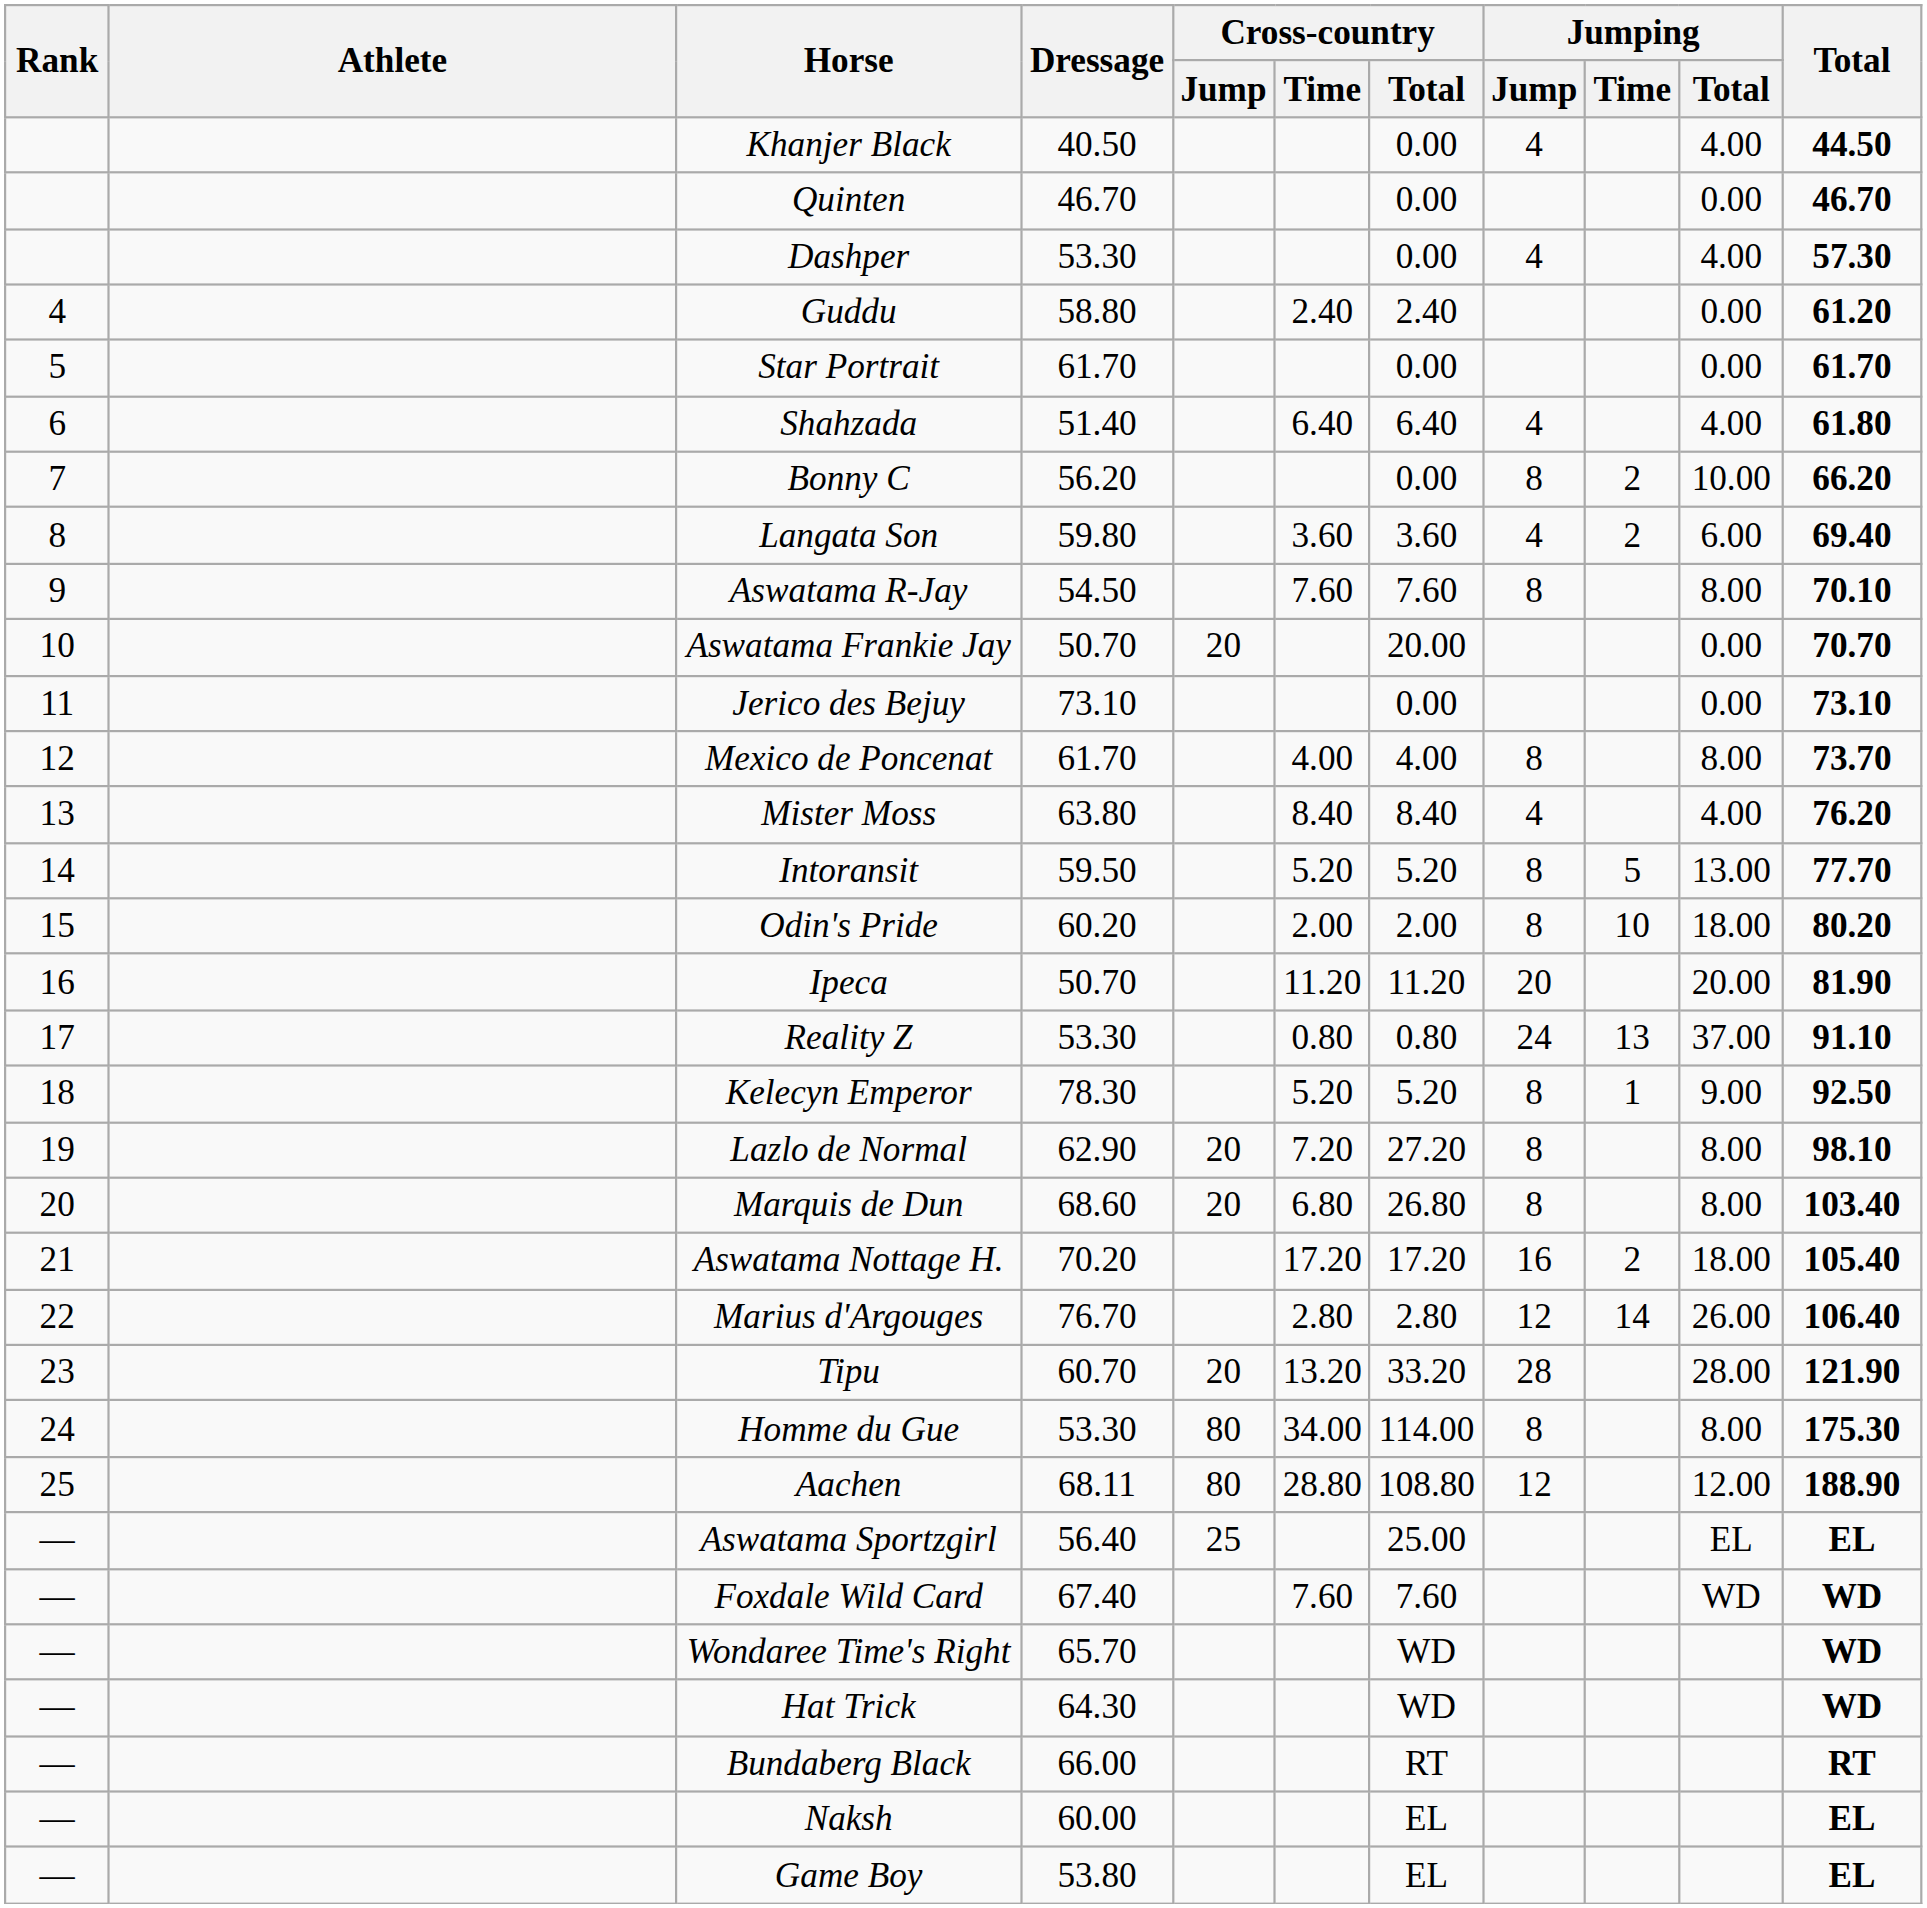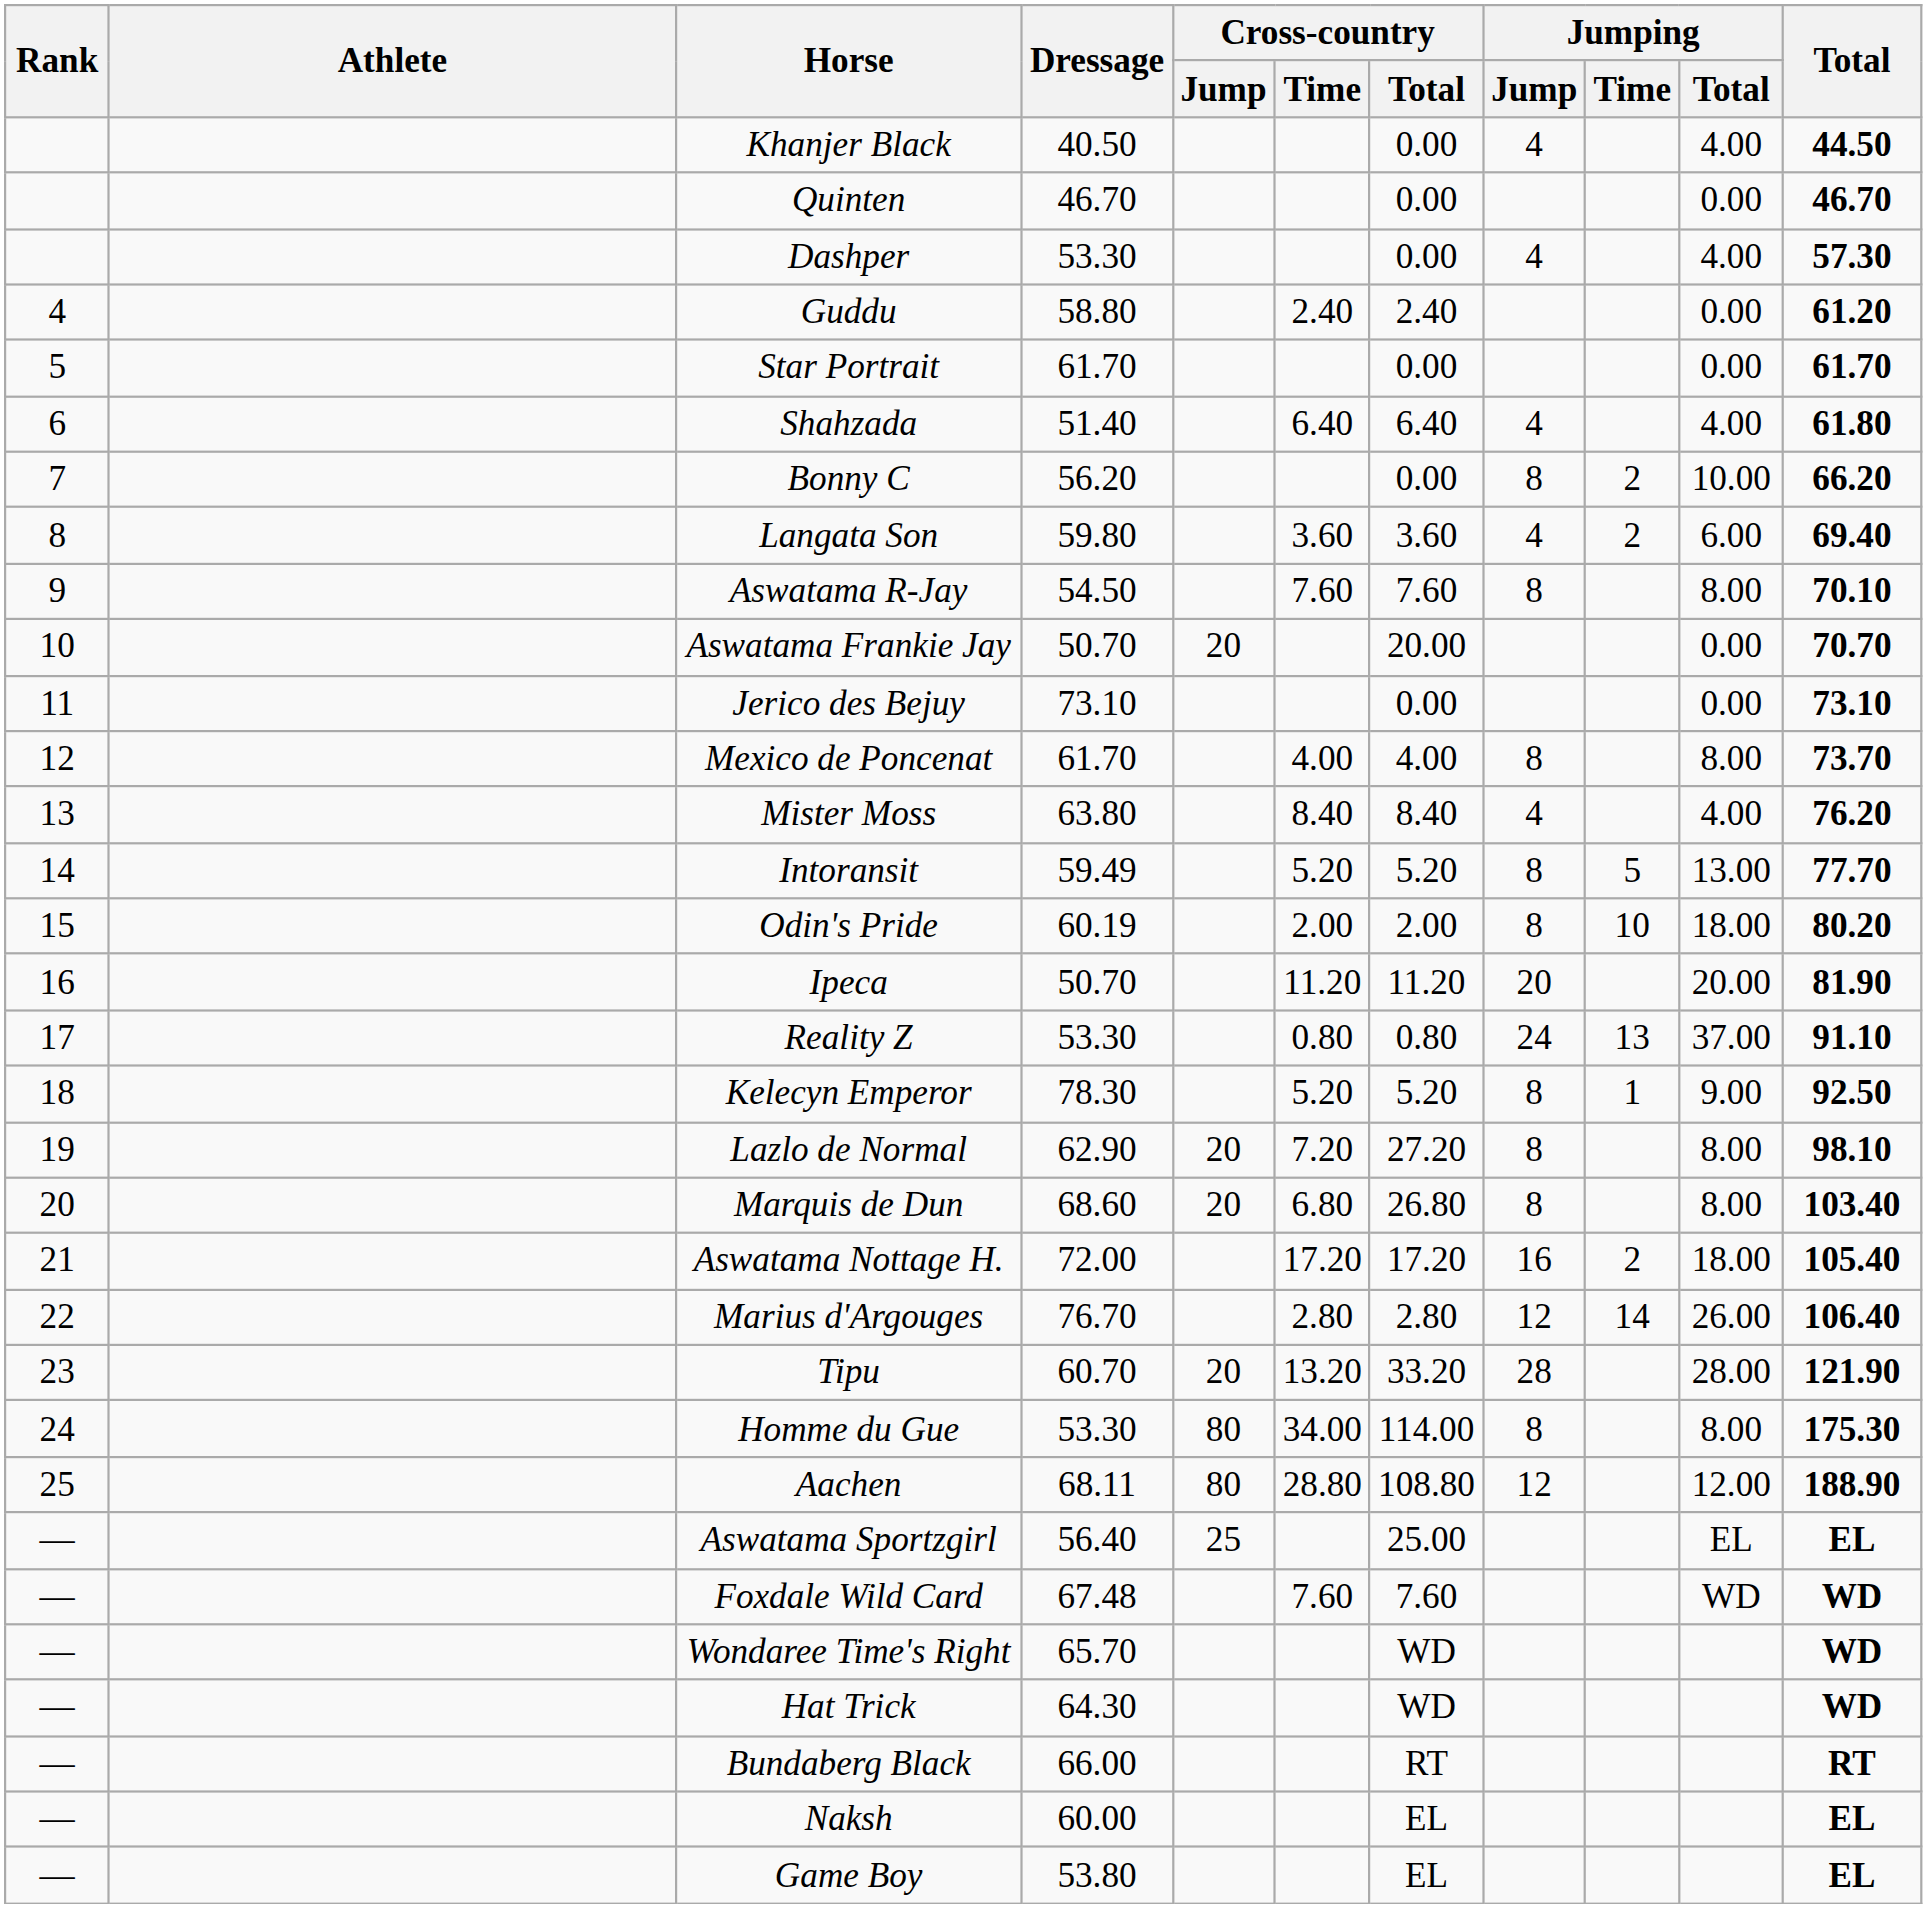(1097, 869) 59.50 -> (1097, 869) 59.49
(1097, 925) 60.20 -> (1097, 925) 60.19
(1097, 1260) 70.20 -> (1097, 1260) 72.00
(1097, 1595) 67.40 -> (1097, 1595) 67.48
